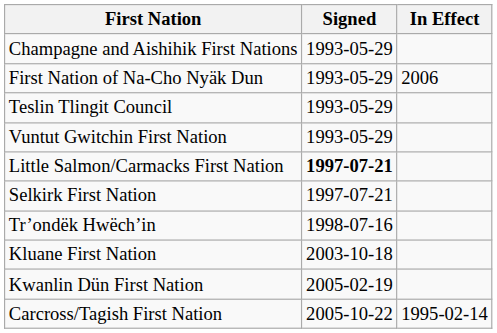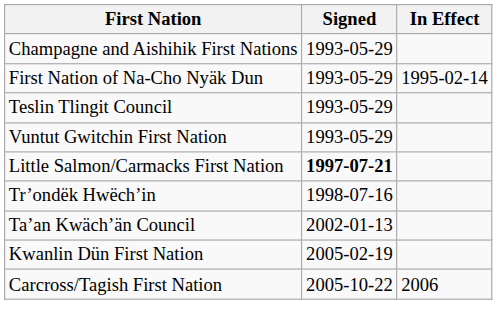(420, 78) 2006 -> (445, 78) 1995-02-14
- row: (83, 195)
+ row: (102, 225)
- row: (83, 254)
(445, 313) 1995-02-14 -> (420, 284) 2006
